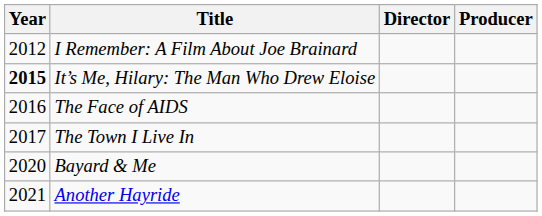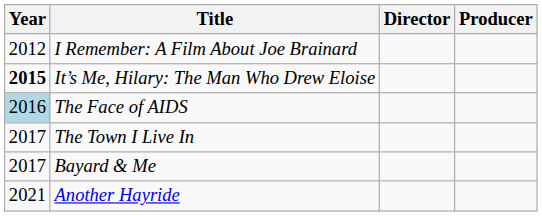(27, 107) no background -> (27, 107) lightblue background
(27, 166) 2020 -> (27, 166) 2017
